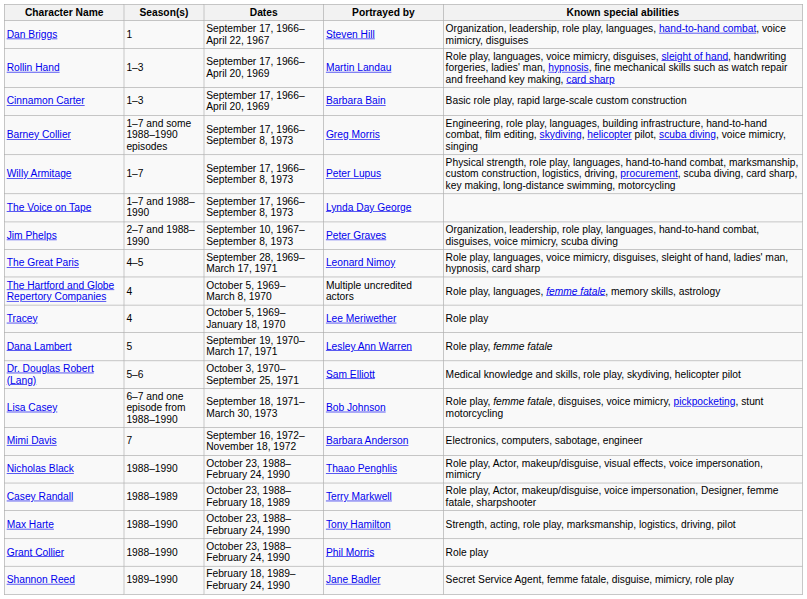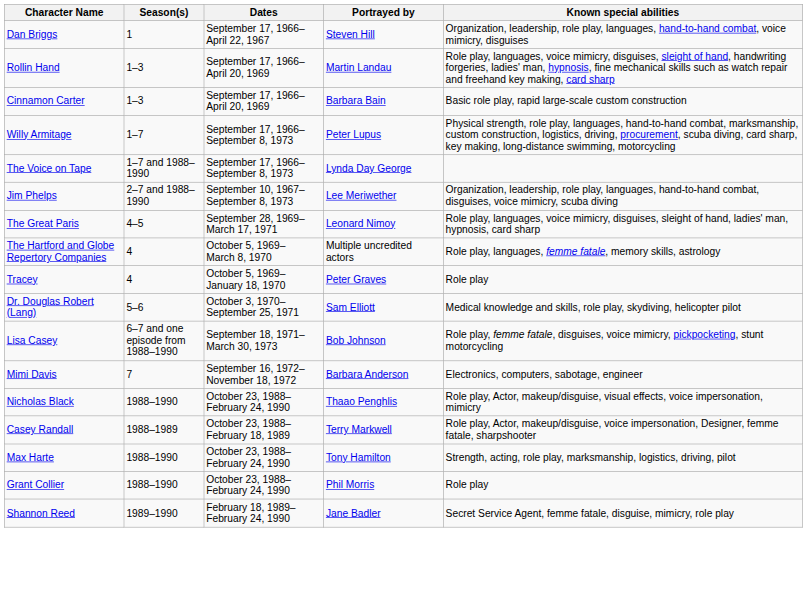- row: (39, 135)
(356, 235) Peter Graves -> (361, 196) Lee Meriwether
(361, 319) Lee Meriwether -> (356, 279) Peter Graves
- row: (39, 346)
